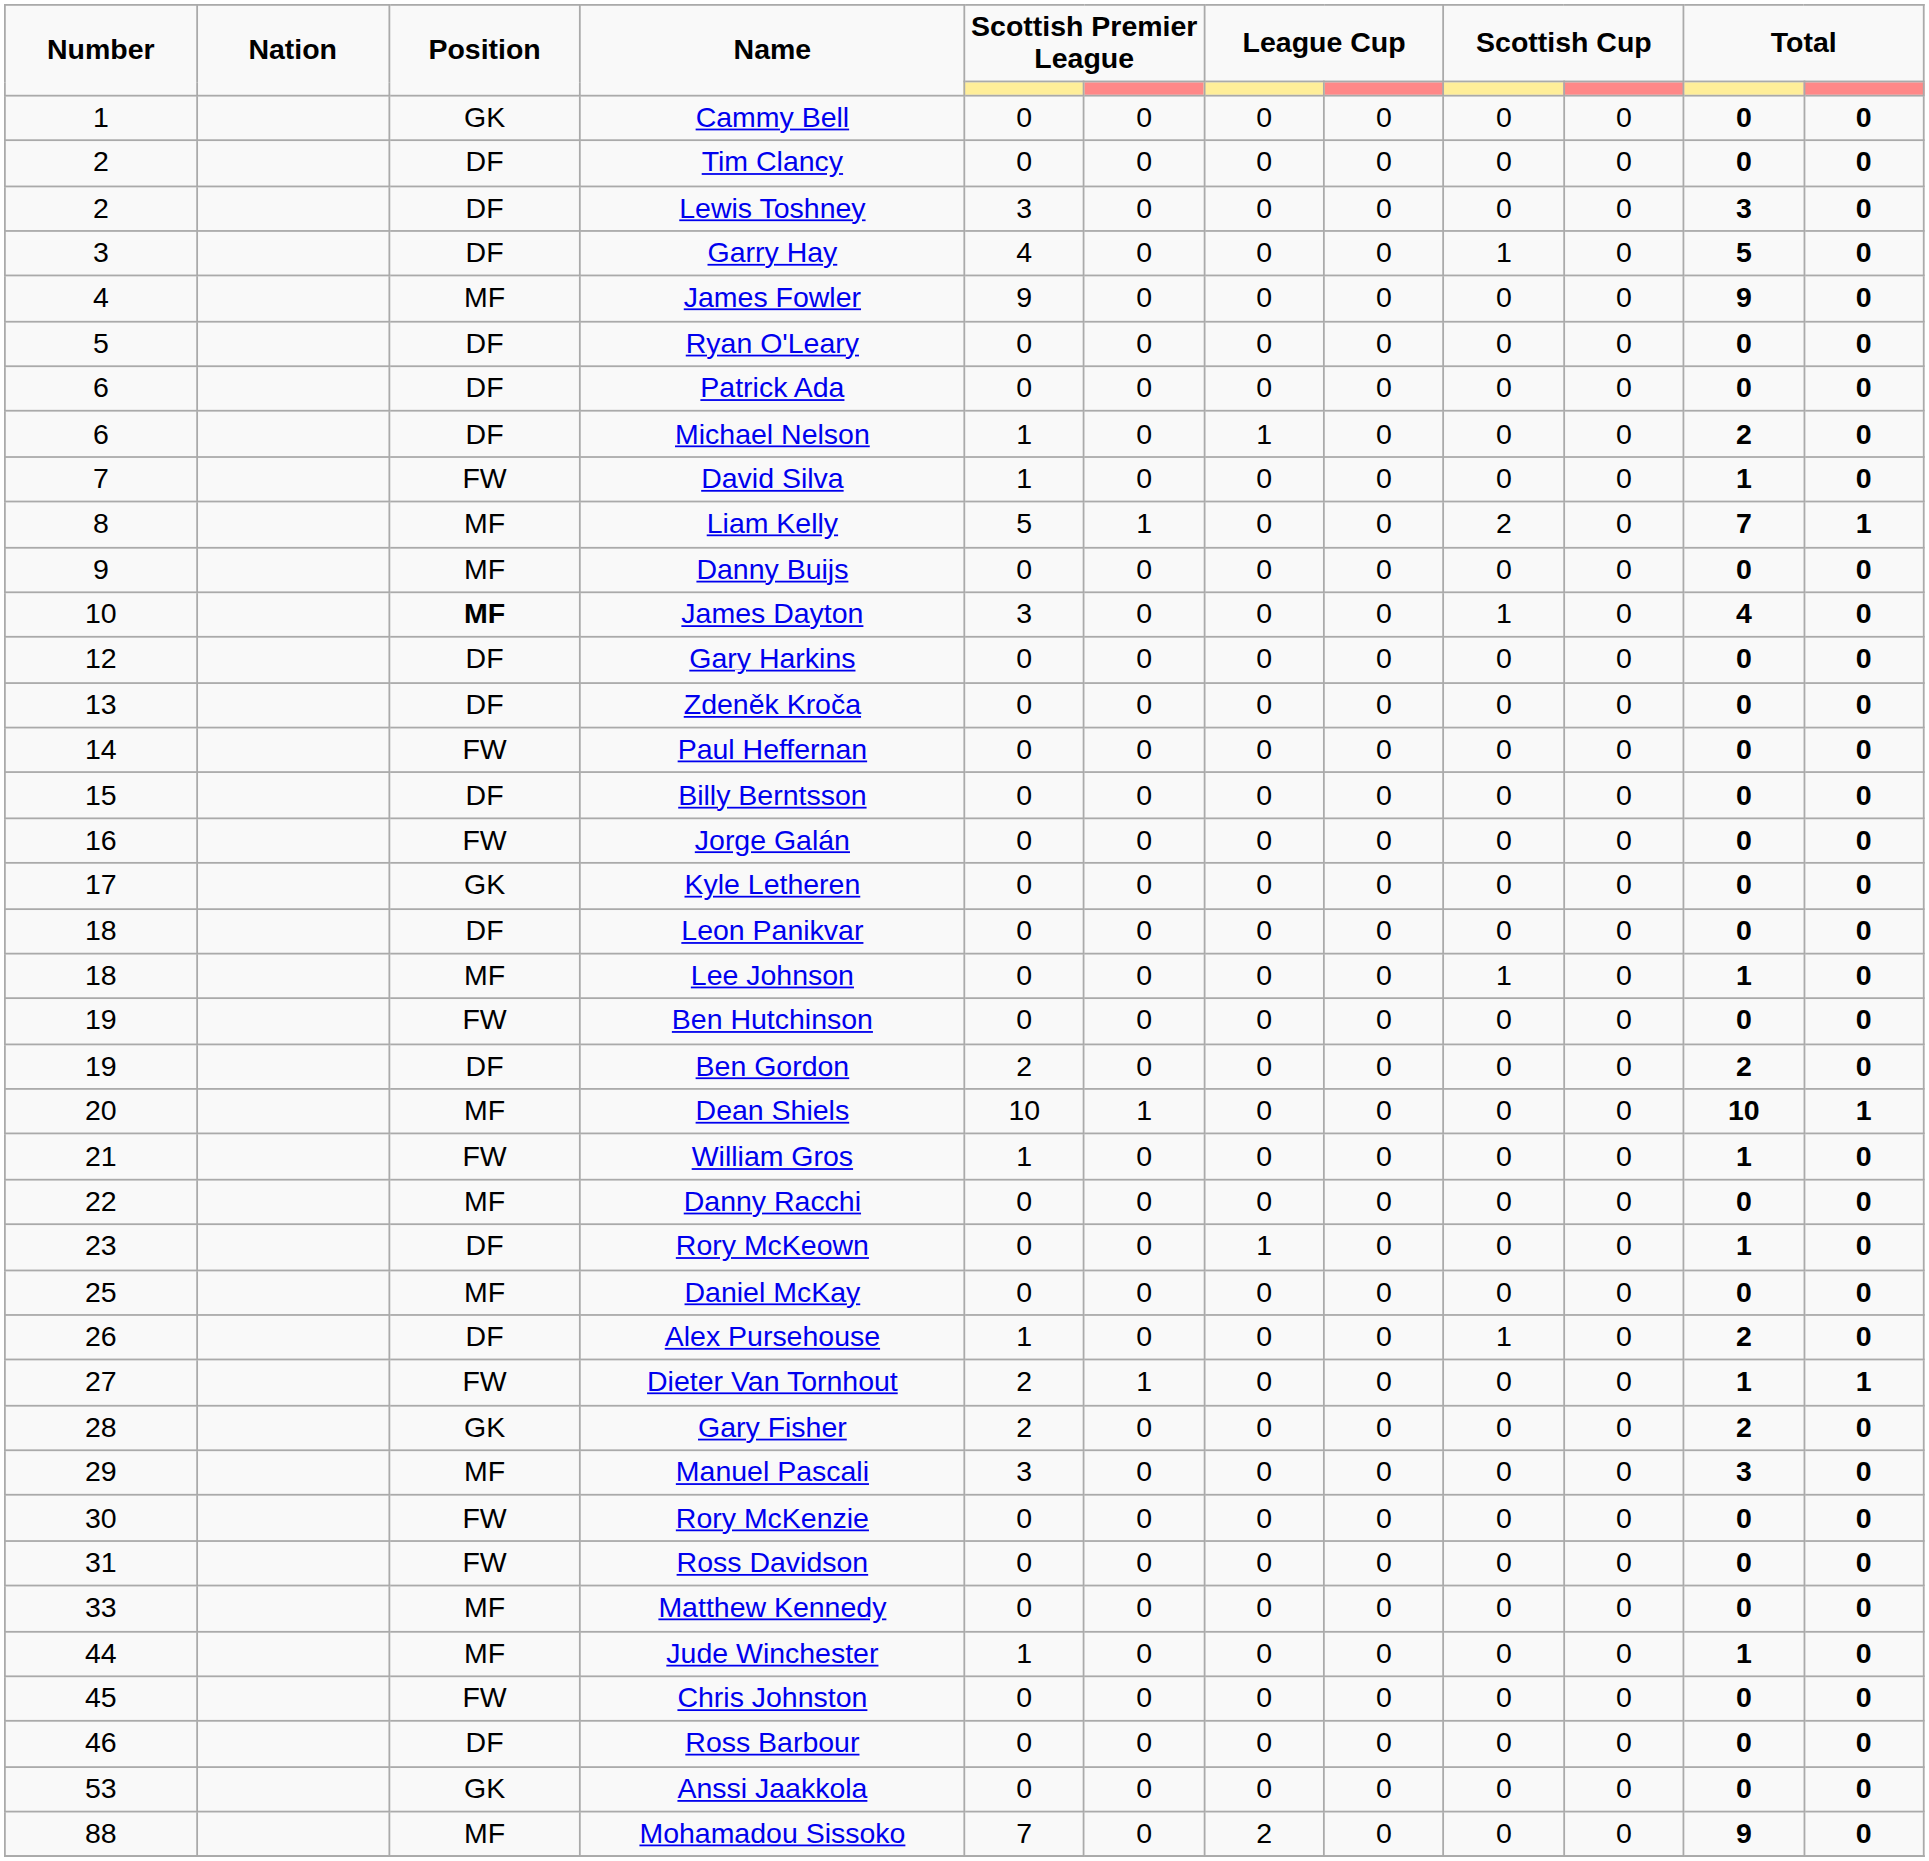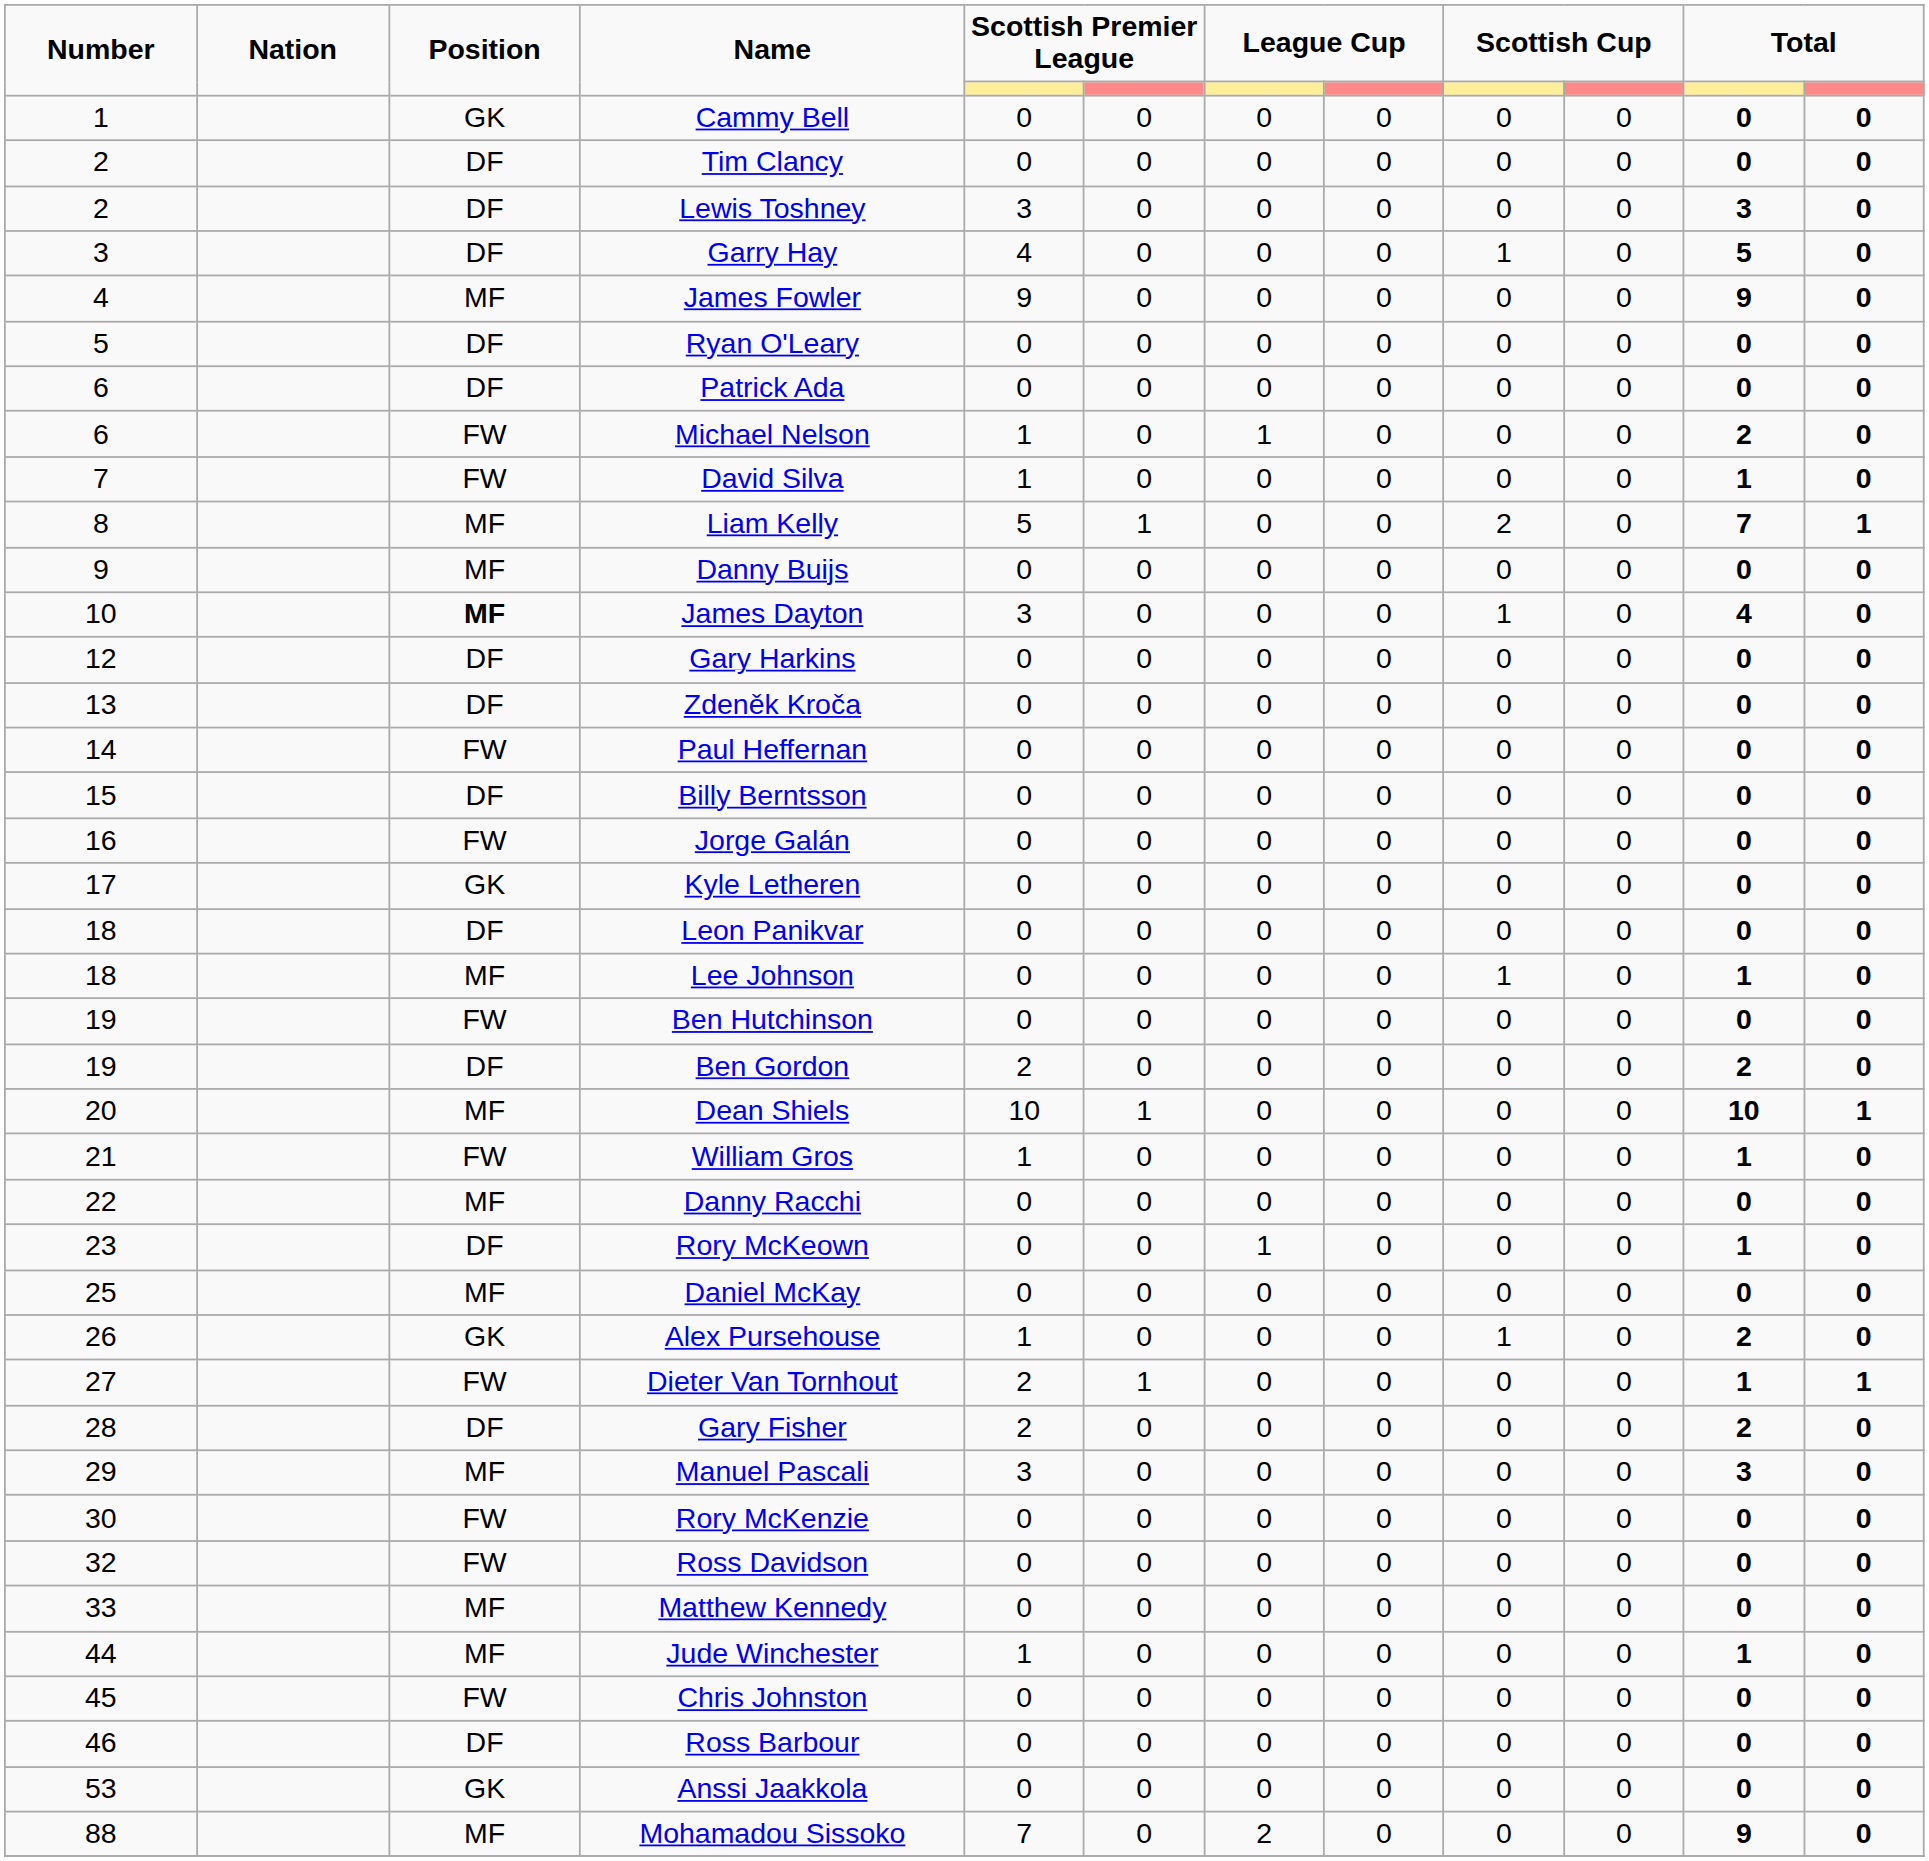(485, 433) DF -> (485, 433) FW
(485, 1336) DF -> (485, 1336) GK
(485, 1427) GK -> (485, 1427) DF
(101, 1562) 31 -> (101, 1562) 32
